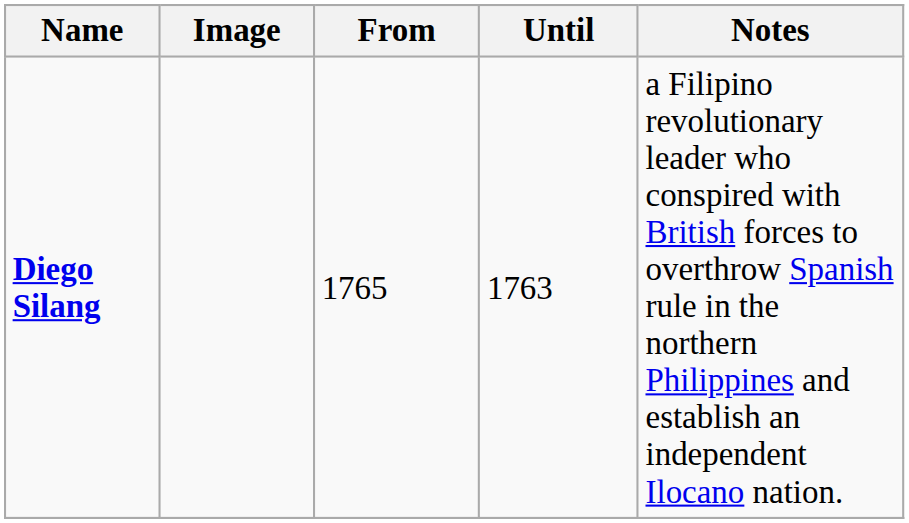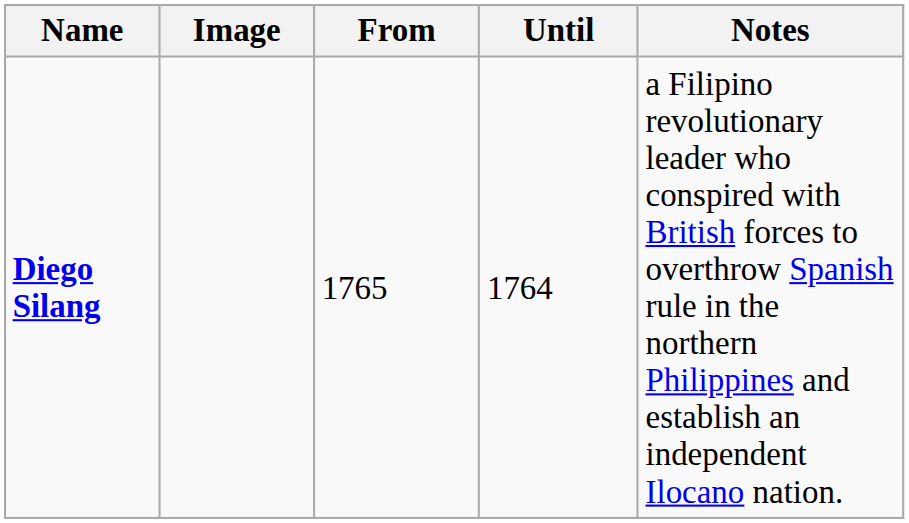(520, 286) 1763 -> (520, 286) 1764
